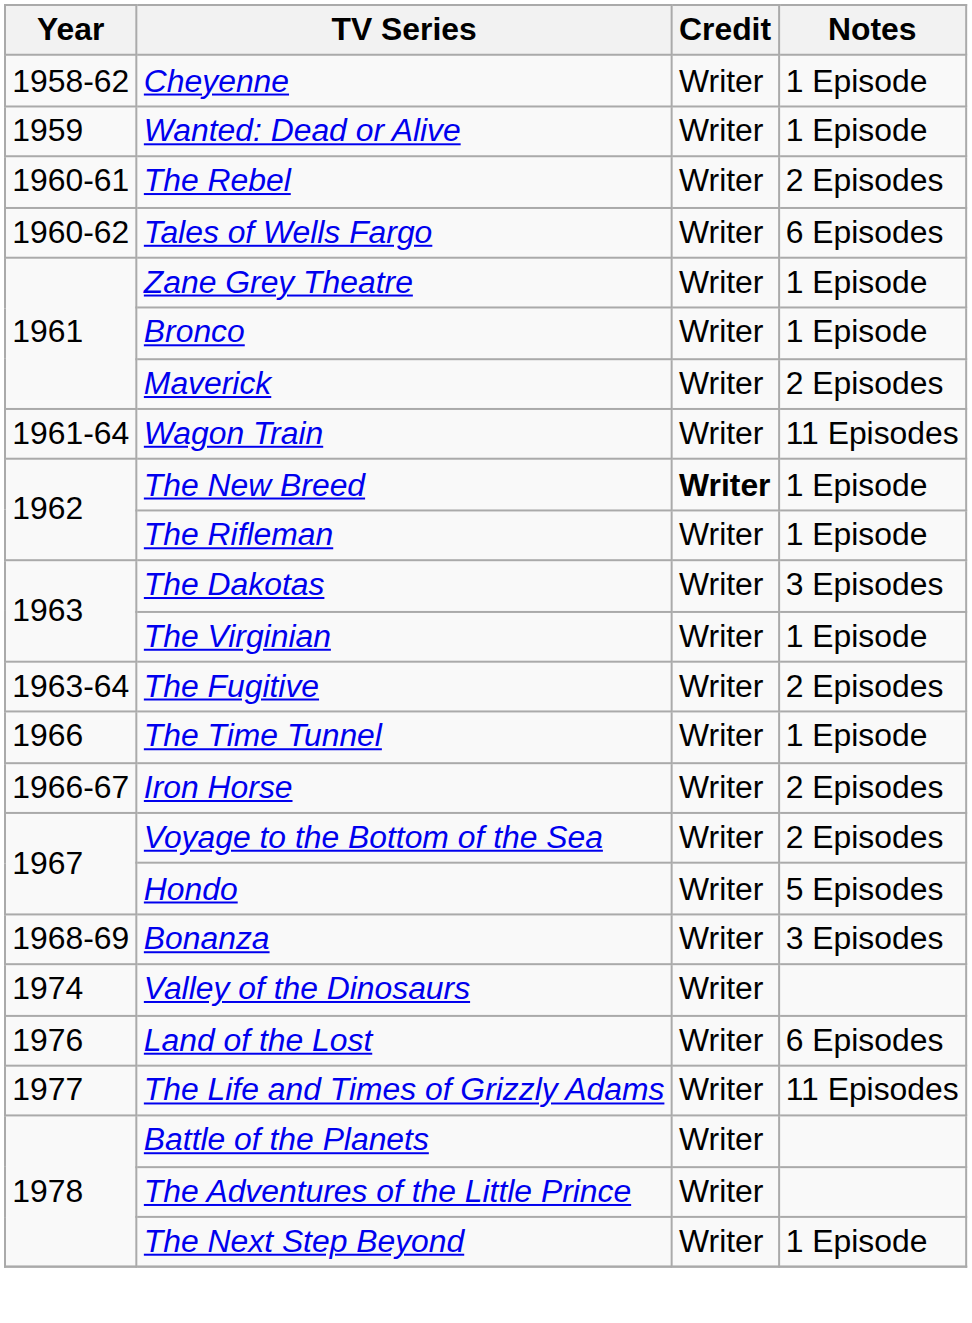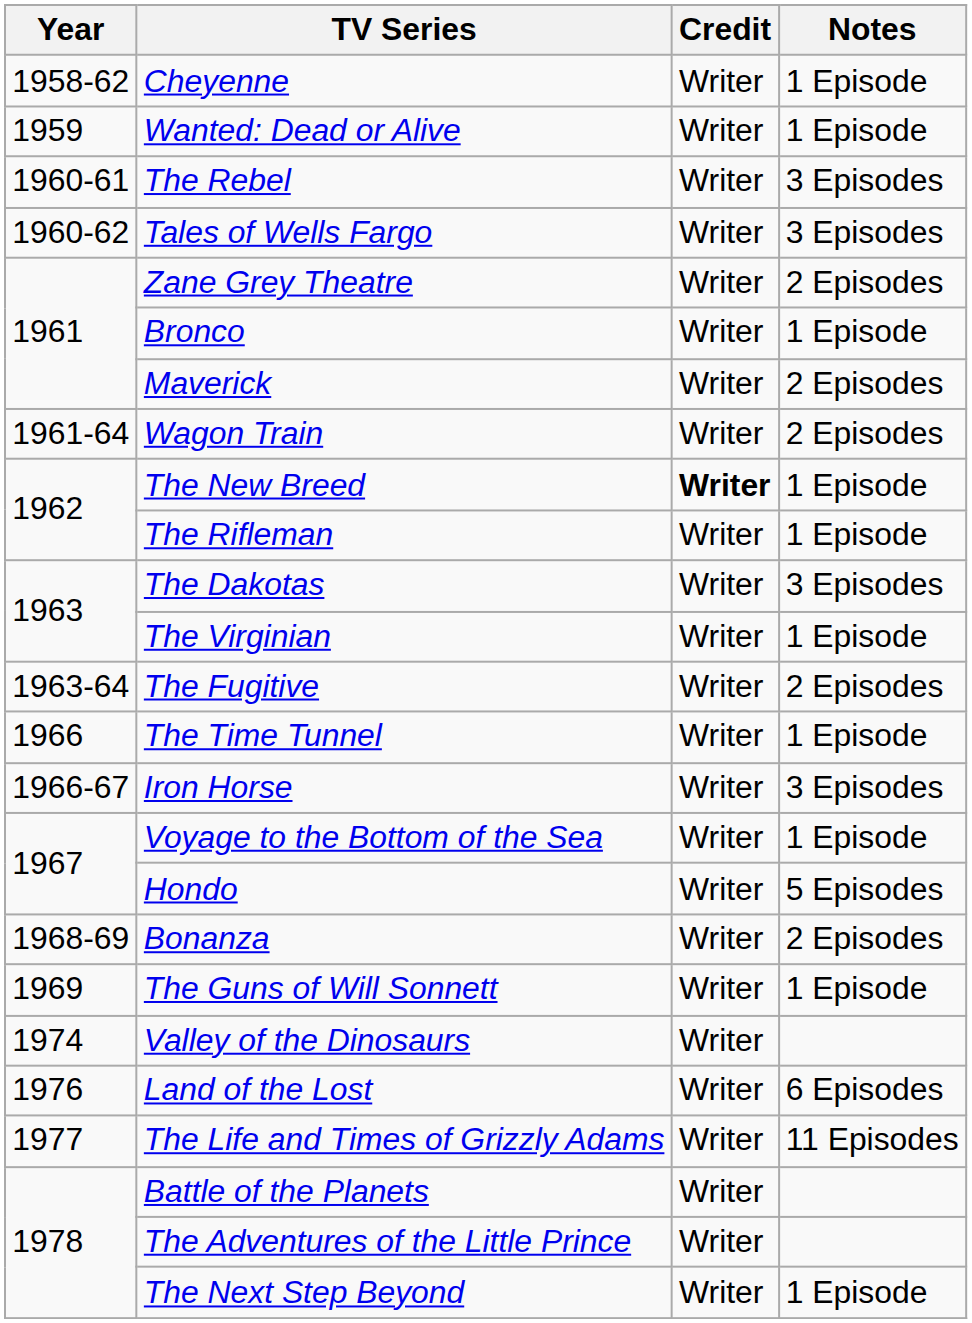(865, 181) 2 Episodes -> (865, 181) 3 Episodes
(865, 231) 6 Episodes -> (865, 231) 3 Episodes
(857, 282) 1 Episode -> (865, 282) 2 Episodes
(872, 433) 11 Episodes -> (865, 433) 2 Episodes
(865, 787) 2 Episodes -> (865, 787) 3 Episodes
(865, 837) 2 Episodes -> (857, 837) 1 Episode
(865, 938) 3 Episodes -> (865, 938) 2 Episodes
+ row: (321, 989)
